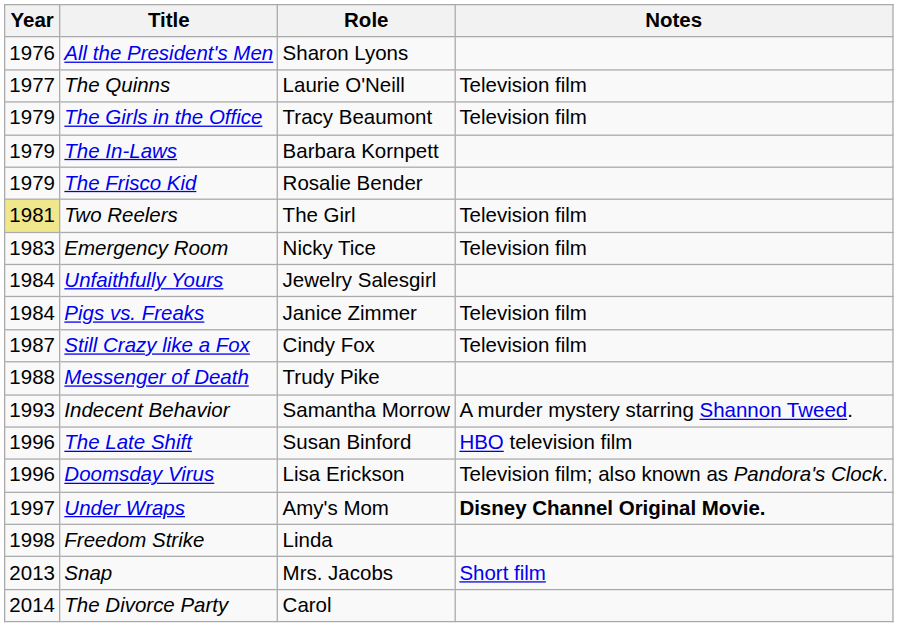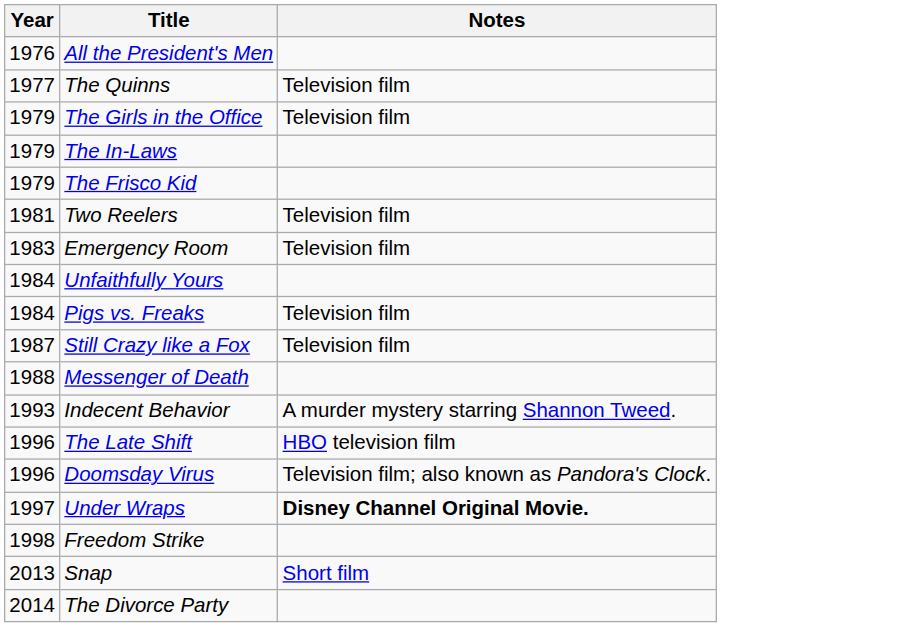- column: (366, 20)
(32, 215) khaki background -> (32, 215) no background
